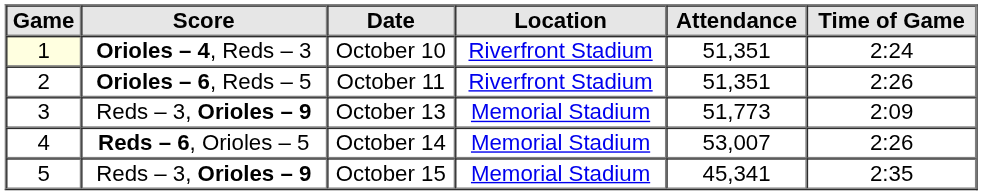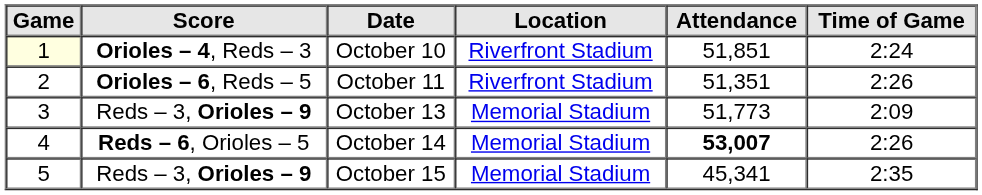(737, 51) 51,351 -> (737, 51) 51,851
(737, 142) normal -> (737, 142) bold
